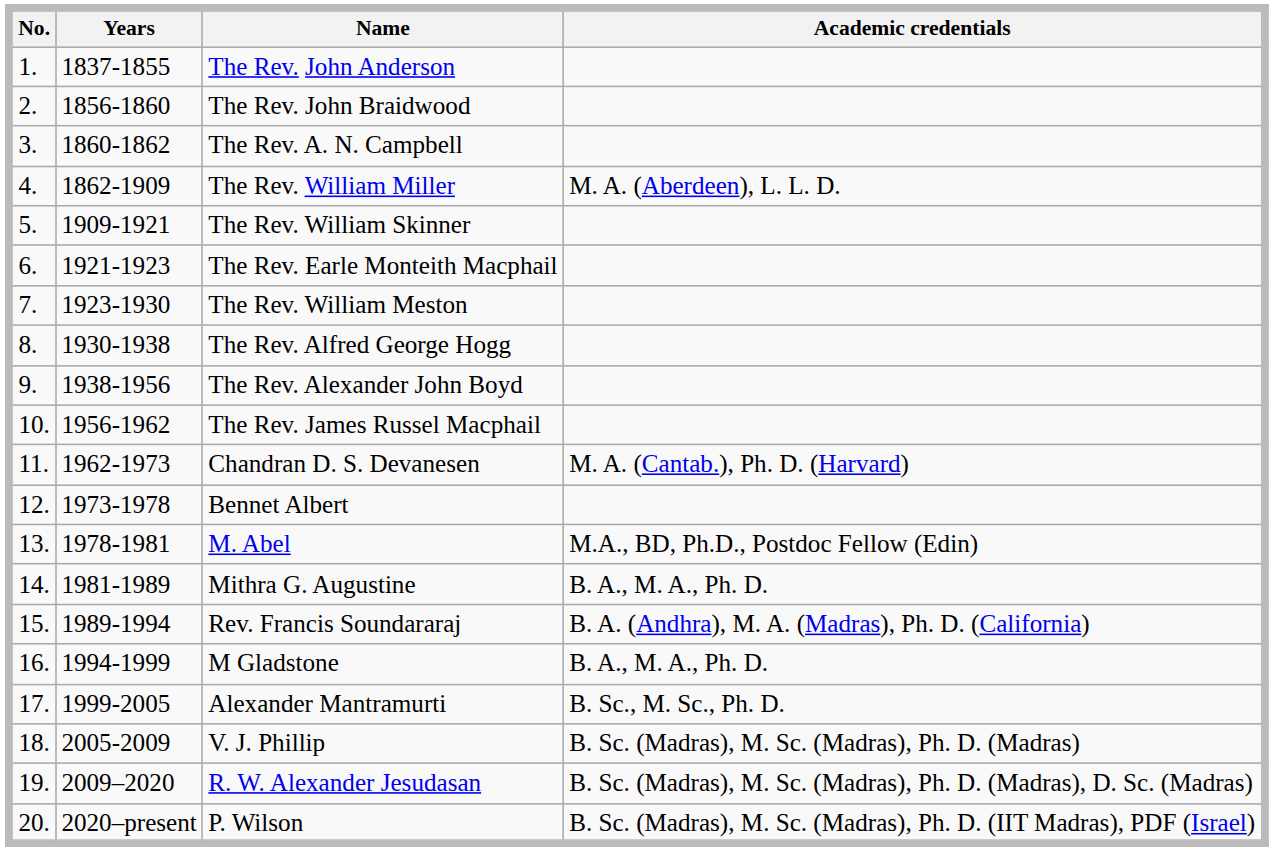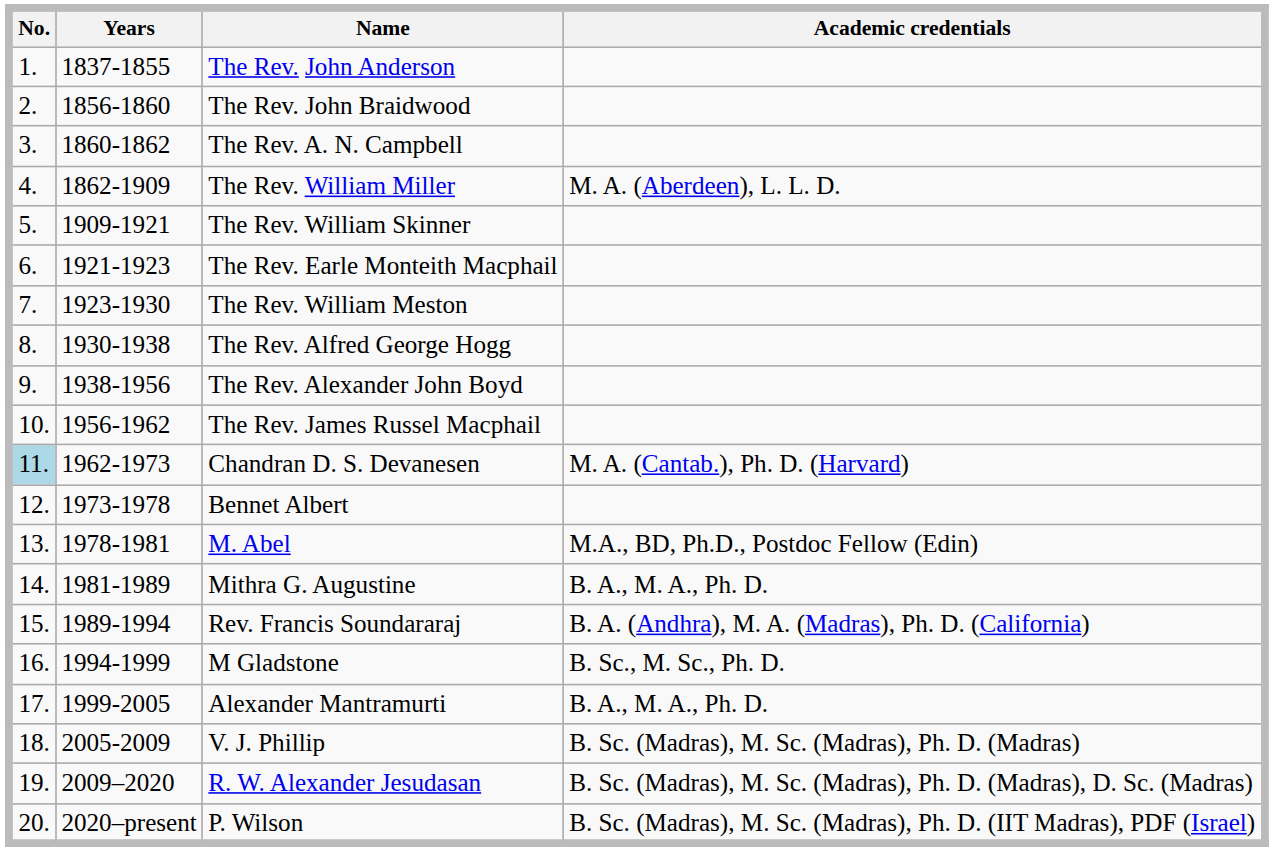(34, 464) no background -> (34, 464) lightblue background
(669, 663) B. A., M. A., Ph. D. -> (677, 663) B. Sc., M. Sc., Ph. D.
(677, 703) B. Sc., M. Sc., Ph. D. -> (669, 703) B. A., M. A., Ph. D.
